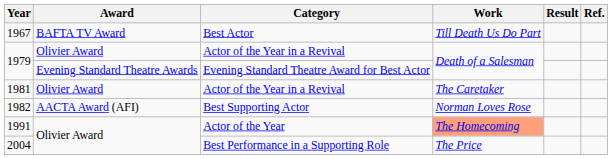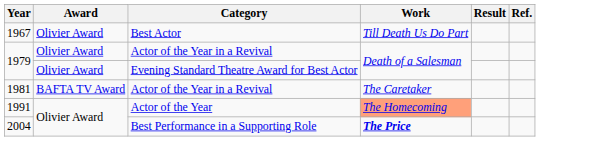(81, 32) BAFTA TV Award -> (70, 32) Olivier Award
(117, 70) Evening Standard Theatre Awards -> (70, 70) Olivier Award
(70, 88) Olivier Award -> (81, 88) BAFTA TV Award
- row: (19, 107)
(459, 145) normal -> (387, 126) bold
